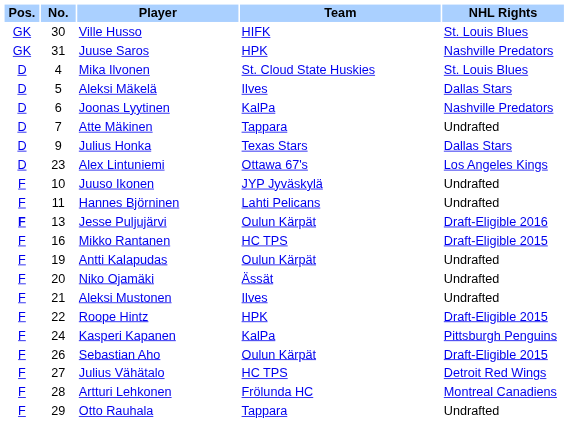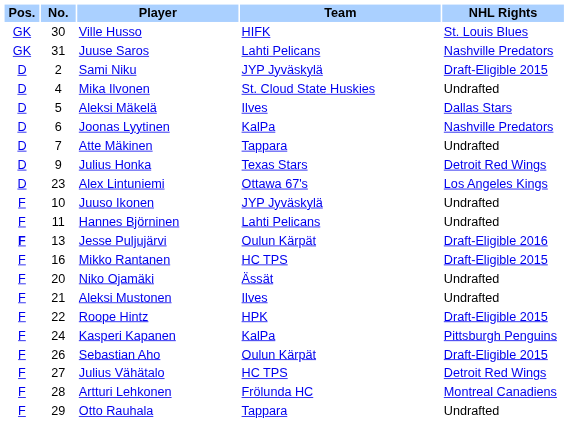(255, 51) HPK -> (281, 51) Lahti Pelicans
+ row: (108, 70)
(486, 70) St. Louis Blues -> (472, 89) Undrafted
(478, 146) Dallas Stars -> (495, 165) Detroit Red Wings
- row: (123, 259)
